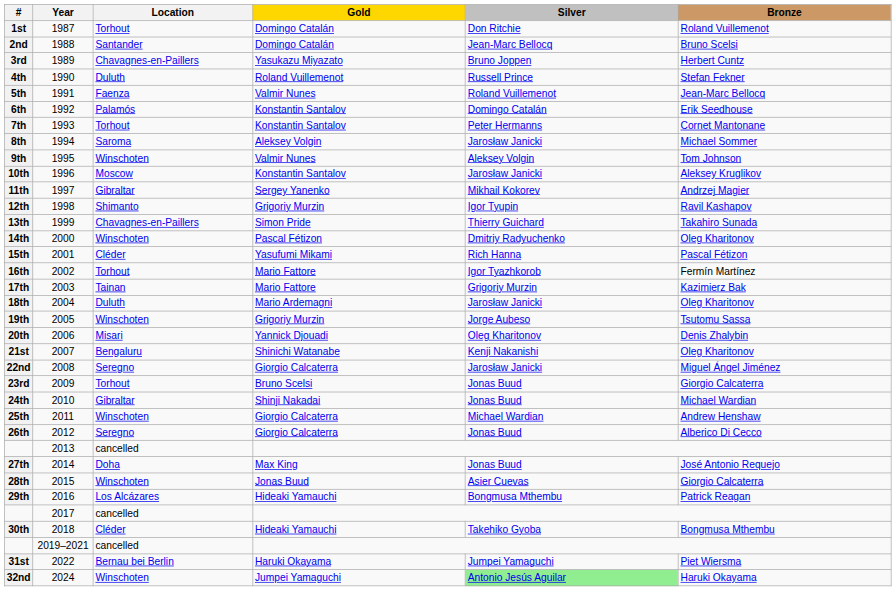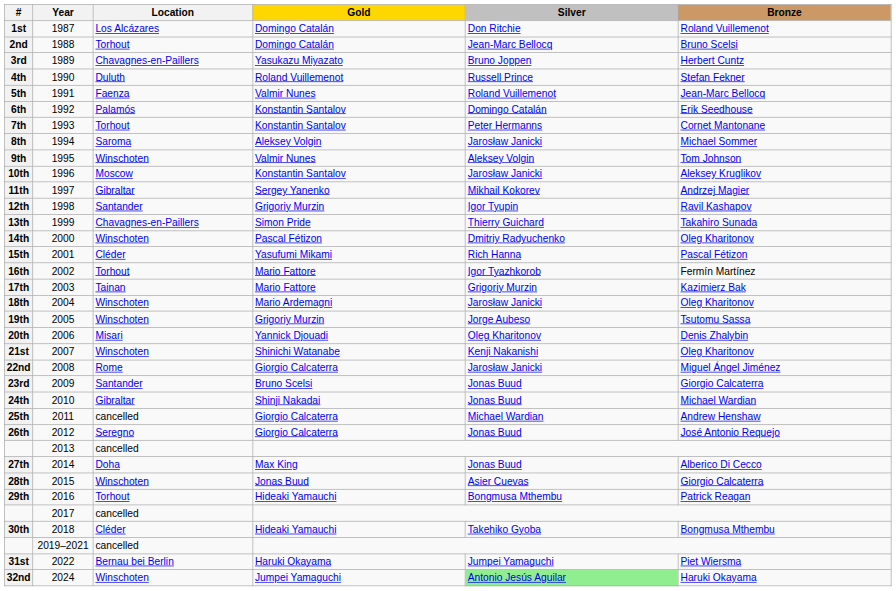(112, 29) Torhout -> (127, 29) Los Alcázares
(119, 45) Santander -> (112, 45) Torhout
(117, 207) Shimanto -> (119, 207) Santander
(110, 304) Duluth -> (122, 304) Winschoten
(119, 352) Bengaluru -> (122, 352) Winschoten
(115, 368) Seregno -> (109, 368) Rome
(112, 384) Torhout -> (119, 384) Santander
(122, 417) Winschoten -> (117, 417) cancelled
(721, 433) Alberico Di Cecco -> (730, 433) José Antonio Requejo
(730, 465) José Antonio Requejo -> (721, 465) Alberico Di Cecco
(127, 497) Los Alcázares -> (112, 497) Torhout
